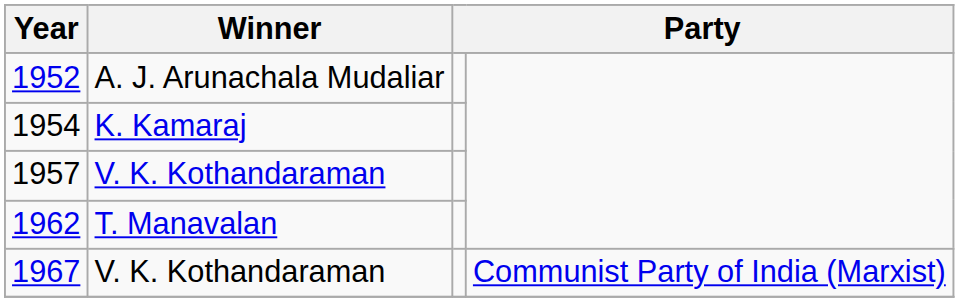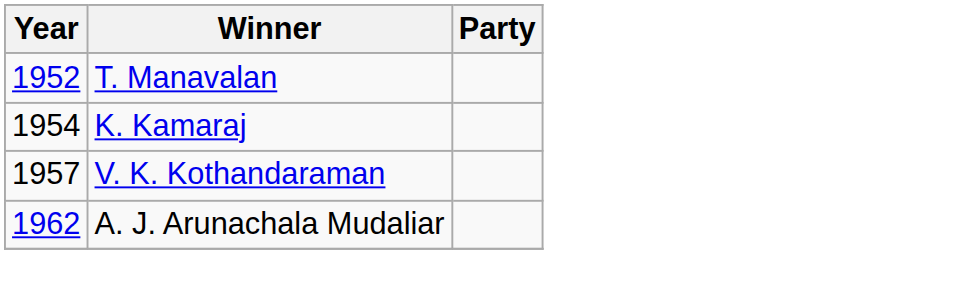(270, 77) A. J. Arunachala Mudaliar -> (186, 77) T. Manavalan
(186, 223) T. Manavalan -> (270, 223) A. J. Arunachala Mudaliar
- row: (46, 272)
